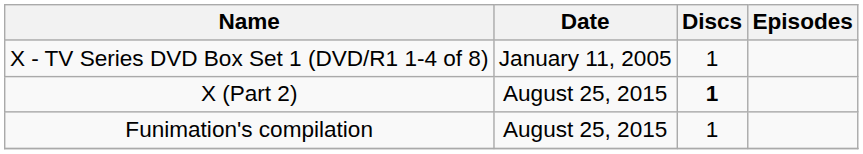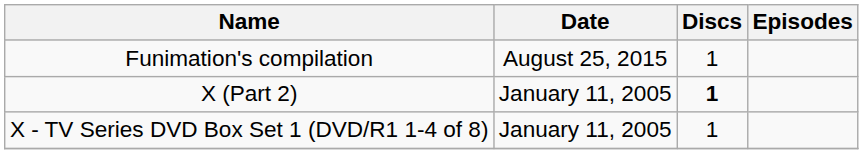rows swapped: (249, 58) <-> (249, 129)
(585, 93) August 25, 2015 -> (585, 93) January 11, 2005
